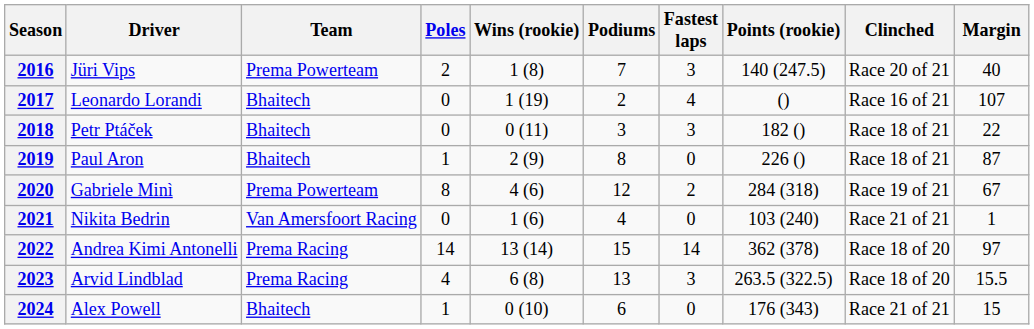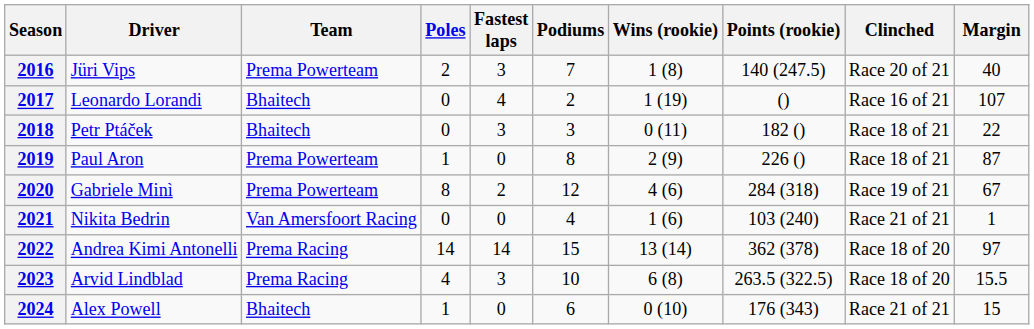columns swapped: (527, 29) <-> (691, 29)
(278, 159) Bhaitech -> (312, 159) Prema Powerteam
(622, 279) 13 -> (571, 279) 10
